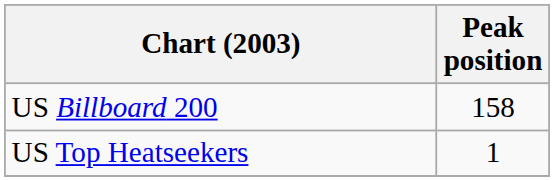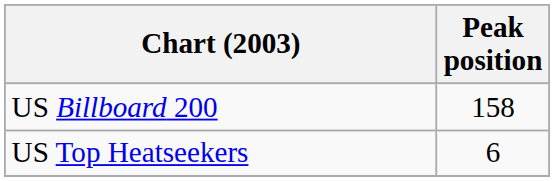(493, 152) 1 -> (493, 152) 6
